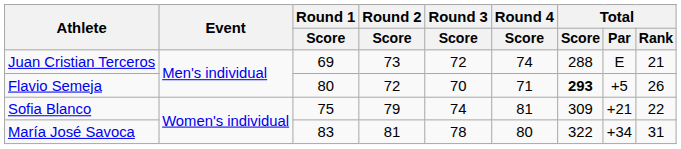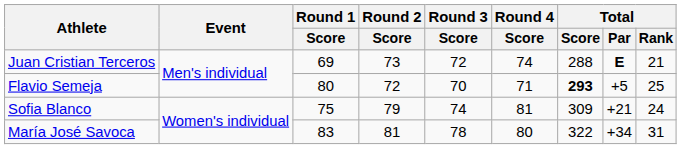(619, 62) normal -> (619, 62) bold
(656, 86) 26 -> (656, 86) 25
(656, 109) 22 -> (656, 109) 24
